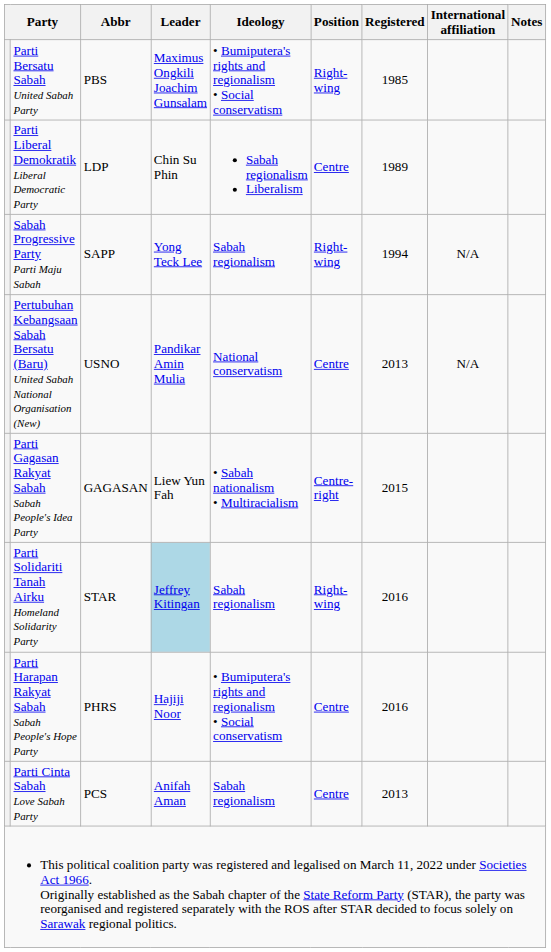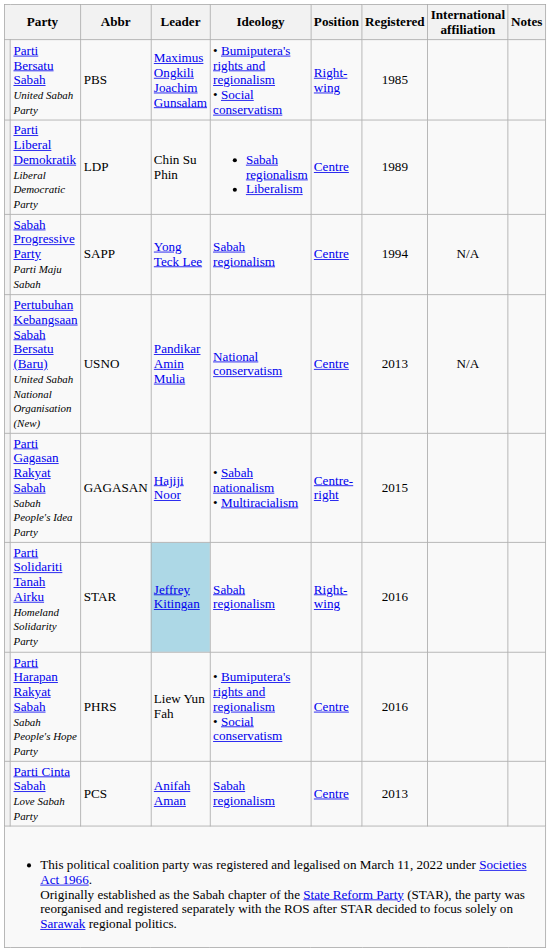(331, 254) Right-wing -> (331, 254) Centre
(179, 487) Liew Yun Fah -> (169, 487) Hajiji Noor
(169, 706) Hajiji Noor -> (179, 706) Liew Yun Fah
